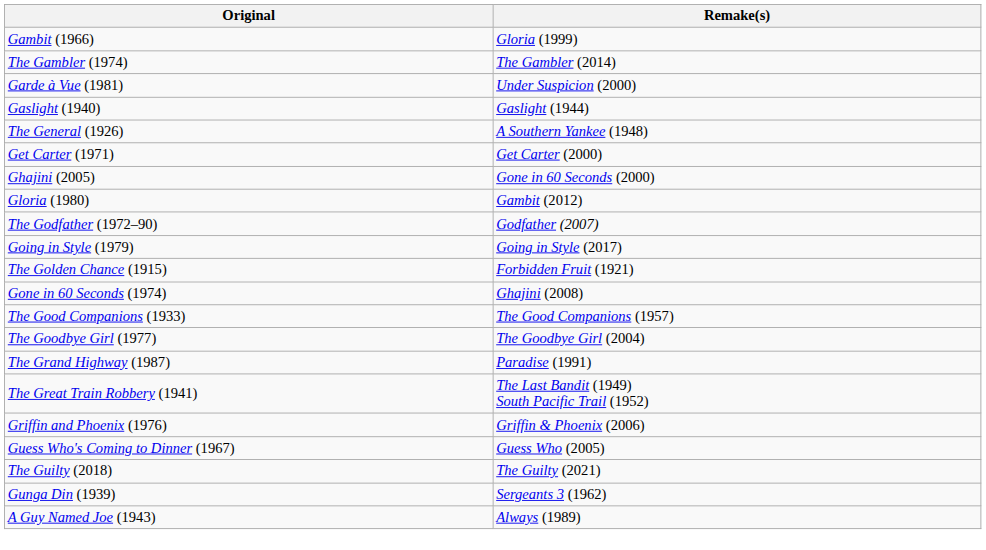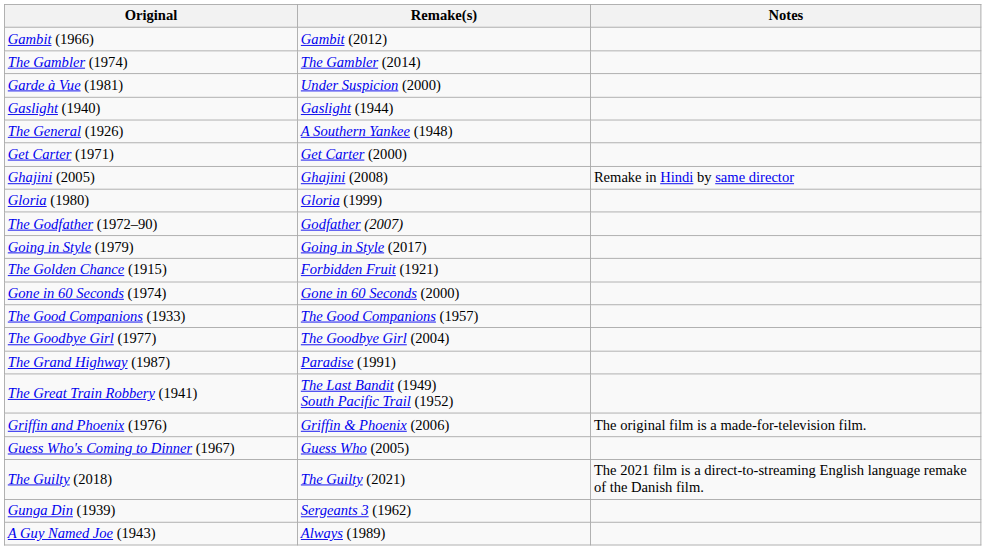+ column: (786, 16)
(537, 39) Gloria (1999) -> (344, 39) Gambit (2012)
(575, 177) Gone in 60 Seconds (2000) -> (344, 177) Ghajini (2008)
(539, 200) Gambit (2012) -> (341, 200) Gloria (1999)
(540, 293) Ghajini (2008) -> (380, 293) Gone in 60 Seconds (2000)
